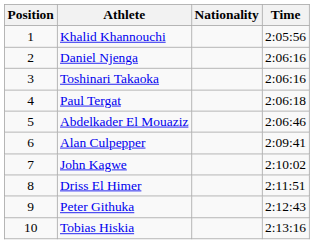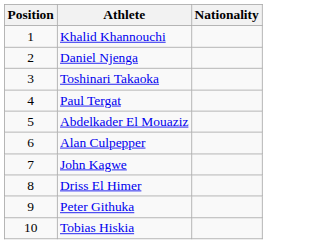- column: (286, 15)
